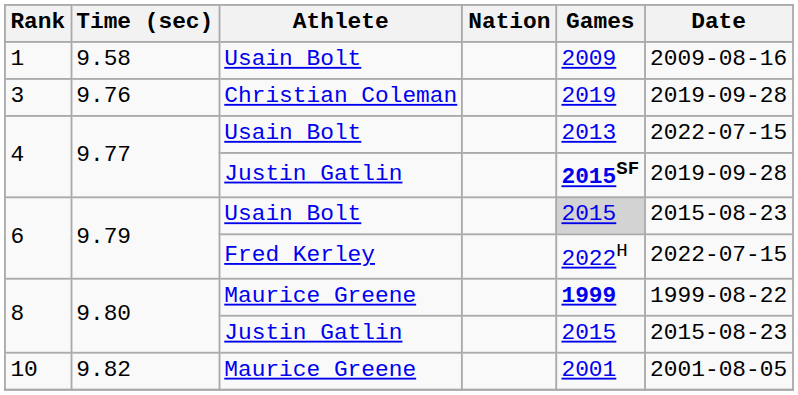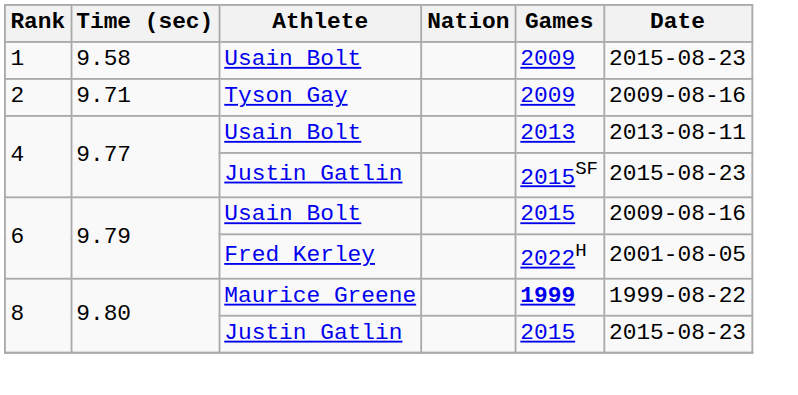(719, 61) 2009-08-16 -> (678, 61) 2015-08-23
+ row: (17, 97)
- row: (17, 97)
(719, 134) 2022-07-15 -> (678, 134) 2013-08-11
(600, 175) bold -> (559, 175) normal
(719, 175) 2019-09-28 -> (678, 175) 2015-08-23
(589, 216) lightgrey background -> (548, 216) no background
(719, 216) 2015-08-23 -> (678, 216) 2009-08-16
(719, 256) 2022-07-15 -> (678, 256) 2001-08-05
- row: (24, 371)
